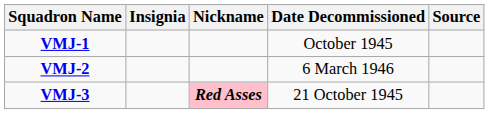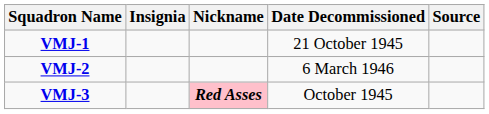(348, 43) October 1945 -> (348, 43) 21 October 1945
(348, 95) 21 October 1945 -> (348, 95) October 1945
